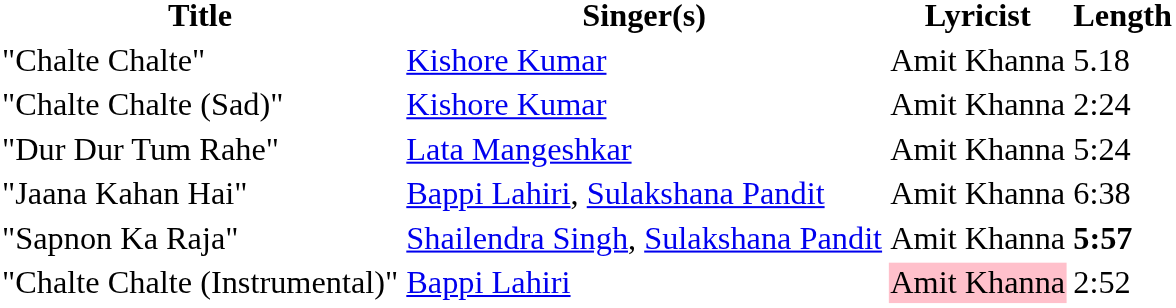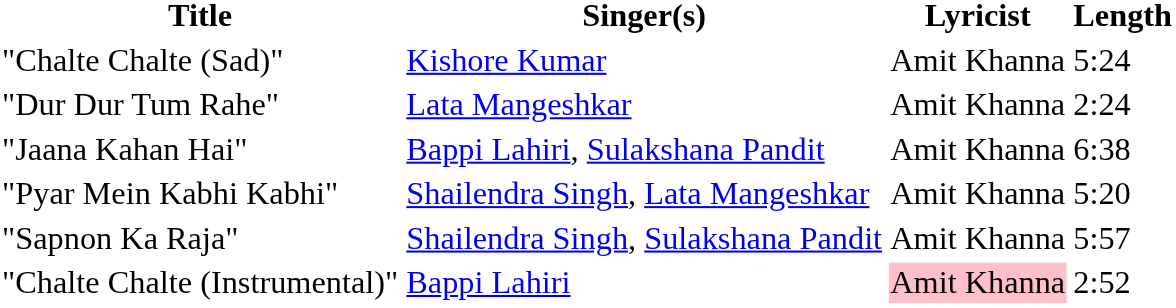- row: (104, 60)
(1102, 104) 2:24 -> (1102, 60) 5:24
(1102, 149) 5:24 -> (1102, 104) 2:24
+ row: (170, 193)
(1103, 237) bold -> (1102, 237) normal
